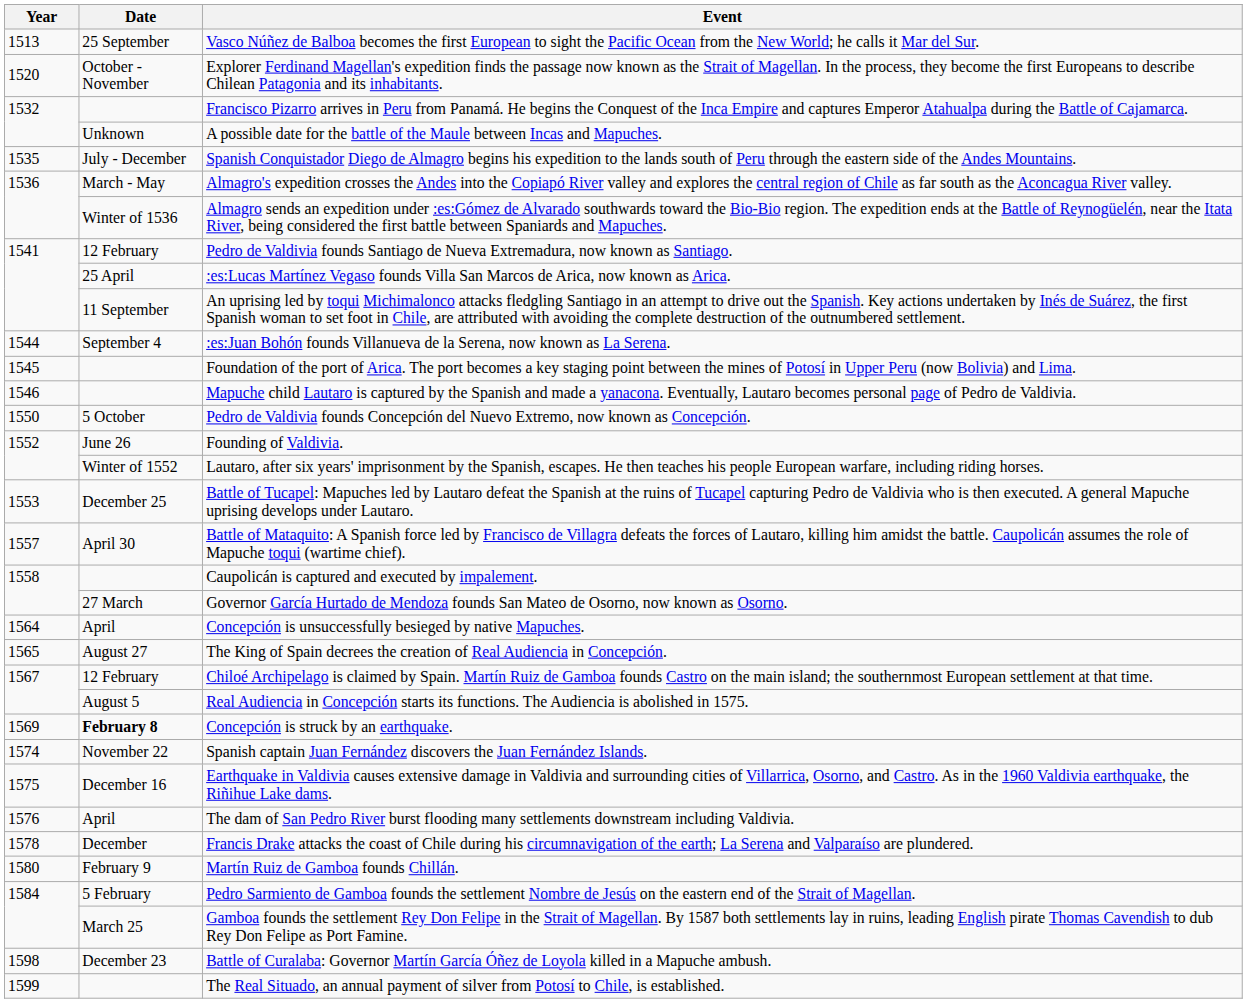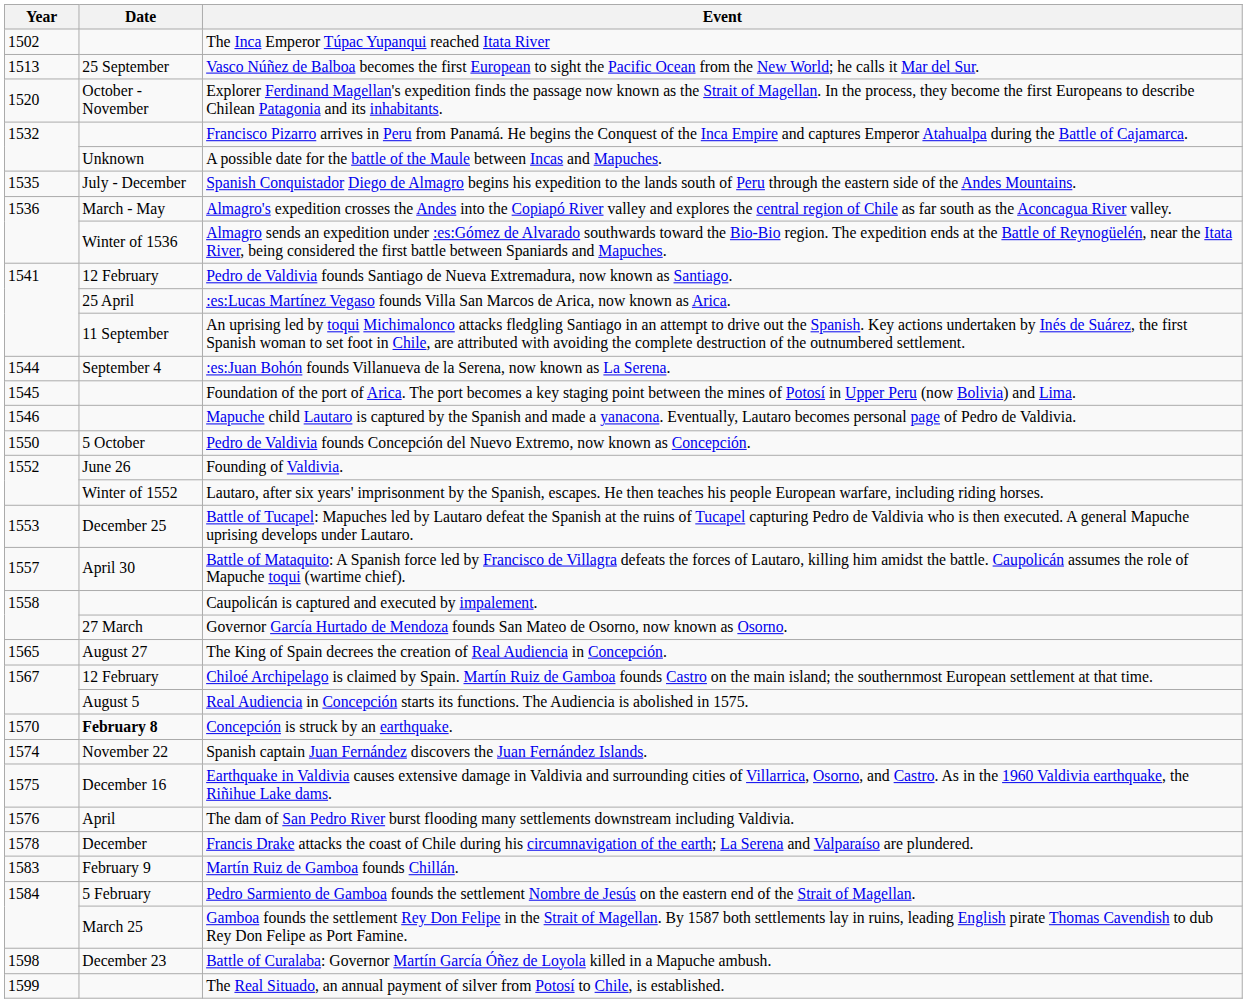+ row: (378, 41)
- row: (395, 627)
(24, 726) 1569 -> (24, 726) 1570
(24, 868) 1580 -> (24, 868) 1583
